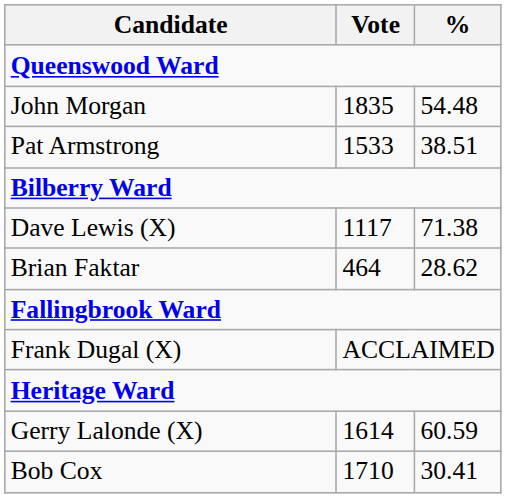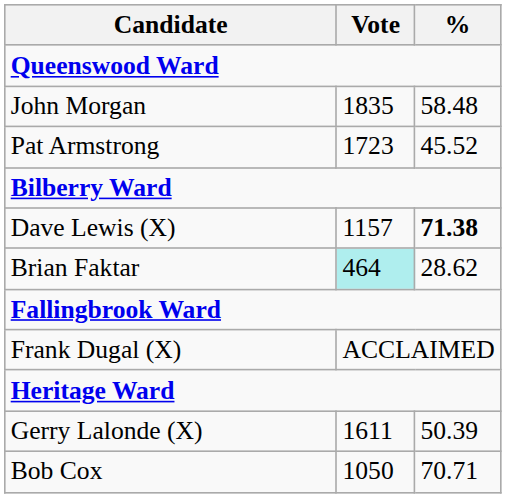(449, 106) 54.48 -> (449, 106) 58.48
(368, 146) 1533 -> (368, 146) 1723
(449, 146) 38.51 -> (449, 146) 45.52
(367, 227) 1117 -> (368, 227) 1157
(449, 227) normal -> (449, 227) bold
(362, 268) no background -> (362, 268) paleturquoise background
(368, 430) 1614 -> (368, 430) 1611
(449, 430) 60.59 -> (449, 430) 50.39
(368, 471) 1710 -> (368, 471) 1050
(449, 471) 30.41 -> (449, 471) 70.71
